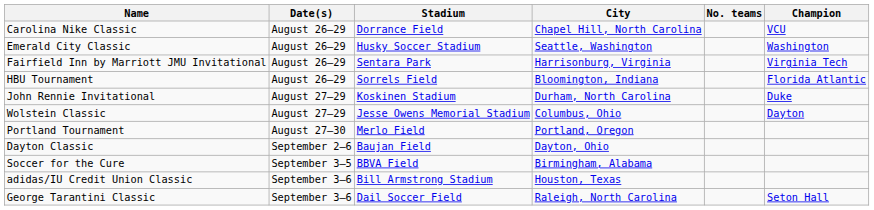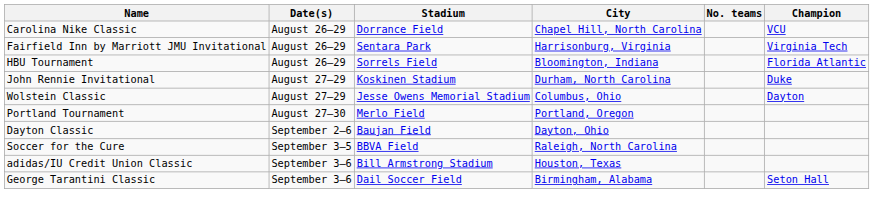- row: (69, 46)
(593, 163) Birmingham, Alabama -> (606, 147) Raleigh, North Carolina
(606, 197) Raleigh, North Carolina -> (593, 180) Birmingham, Alabama
